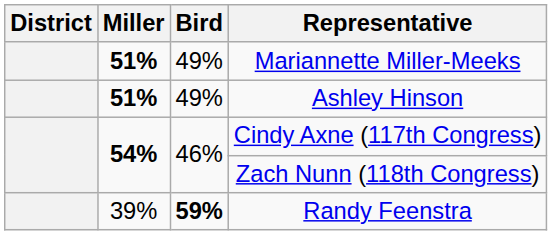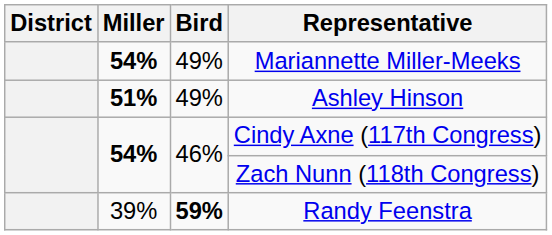(134, 60) 51% -> (134, 60) 54%
